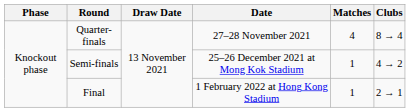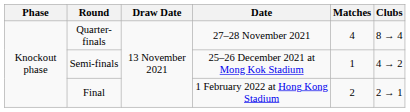(352, 92) 1 -> (352, 92) 2
